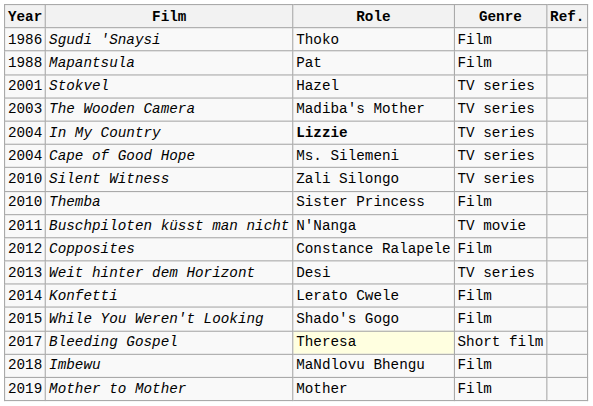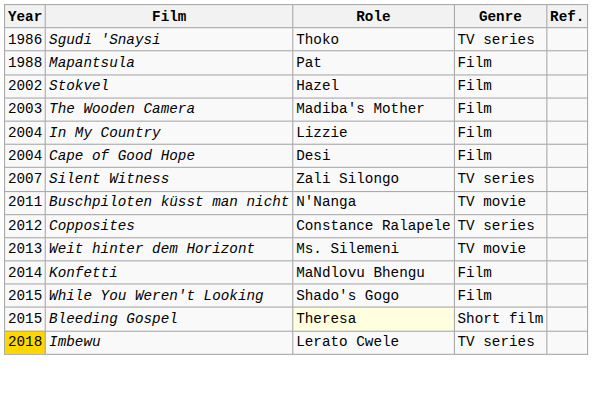(475, 40) Film -> (496, 40) TV series
(25, 86) 2001 -> (25, 86) 2002
(496, 86) TV series -> (475, 86) Film
(496, 109) TV series -> (475, 109) Film
(322, 133) bold -> (322, 133) normal
(496, 133) TV series -> (475, 133) Film
(348, 156) Ms. Silemeni -> (313, 156) Desi
(496, 156) TV series -> (475, 156) Film
(25, 179) 2010 -> (25, 179) 2007
- row: (75, 203)
(475, 249) Film -> (496, 226) TV series
(313, 273) Desi -> (348, 249) Ms. Silemeni
(496, 273) TV series -> (492, 249) TV movie
(348, 296) Lerato Cwele -> (361, 273) MaNdlovu Bhengu
(25, 342) 2017 -> (25, 319) 2015
(25, 366) no background -> (25, 342) gold background
(361, 366) MaNdlovu Bhengu -> (348, 342) Lerato Cwele
(475, 366) Film -> (496, 342) TV series
- row: (118, 389)
